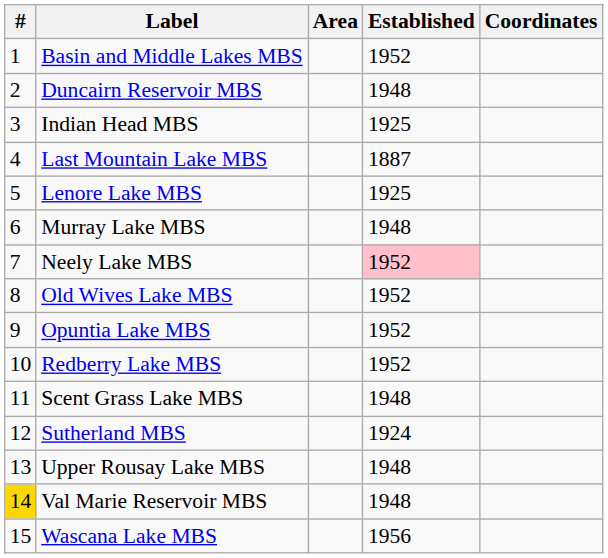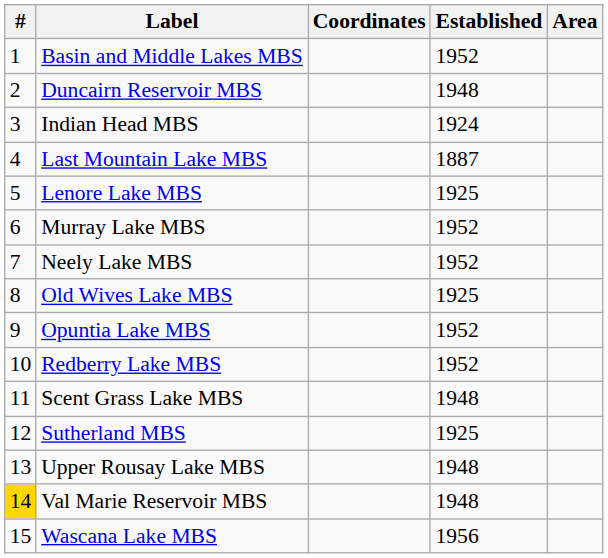columns swapped: (335, 21) <-> (541, 21)
(389, 124) 1925 -> (457, 124) 1924
(389, 227) 1948 -> (457, 227) 1952
(389, 261) pink background -> (457, 261) no background
(389, 295) 1952 -> (457, 295) 1925
(389, 432) 1924 -> (457, 432) 1925
